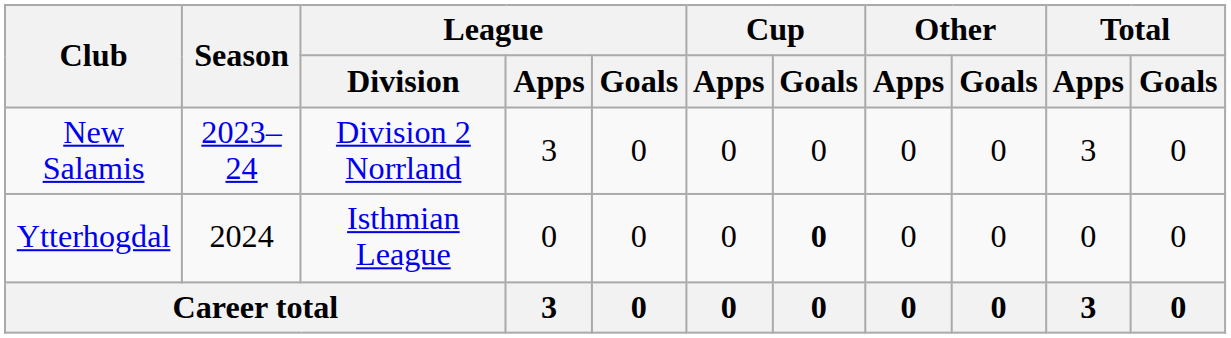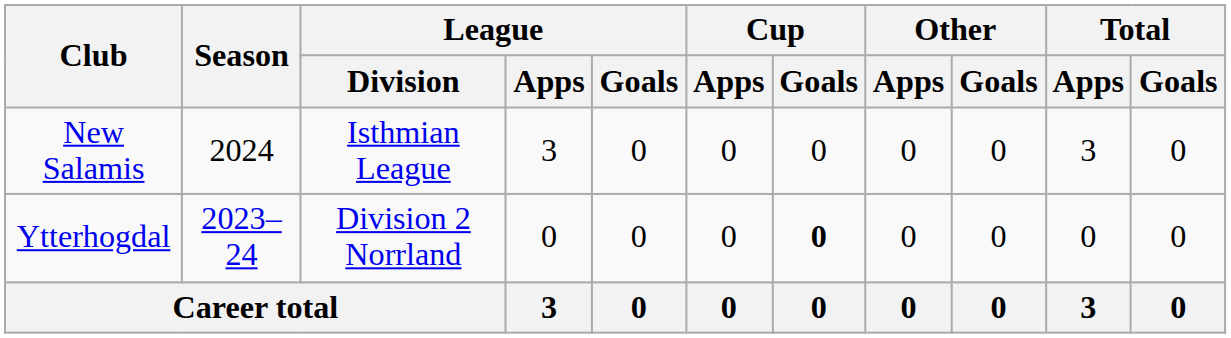(242, 150) 2023–24 -> (242, 150) 2024
(403, 150) Division 2 Norrland -> (403, 150) Isthmian League
(242, 237) 2024 -> (242, 237) 2023–24
(403, 237) Isthmian League -> (403, 237) Division 2 Norrland
